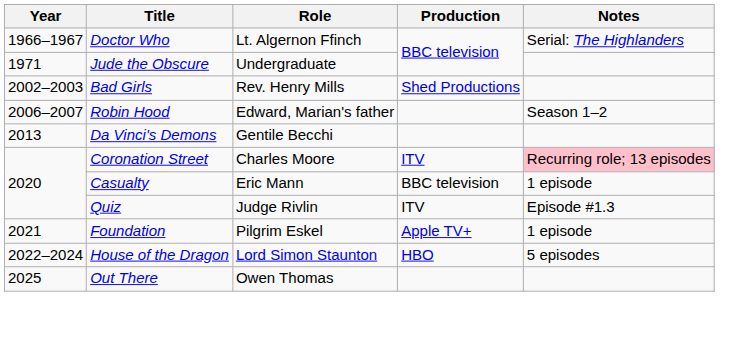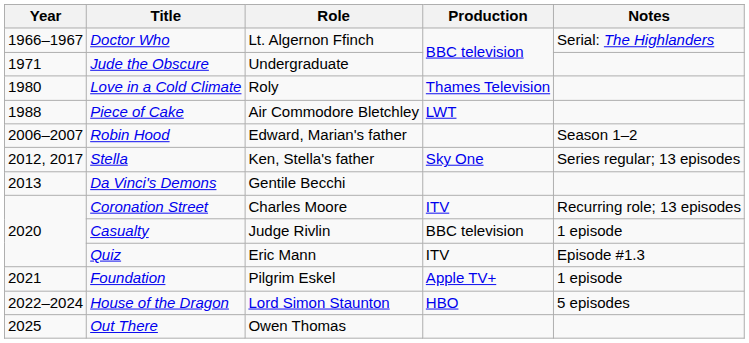+ row: (166, 87)
+ row: (137, 111)
- row: (121, 87)
+ row: (109, 159)
(619, 159) pink background -> (649, 207) no background
(270, 183) Eric Mann -> (289, 231) Judge Rivlin
(277, 207) Judge Rivlin -> (282, 254) Eric Mann
